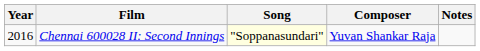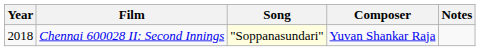(20, 35) 2016 -> (20, 35) 2018
